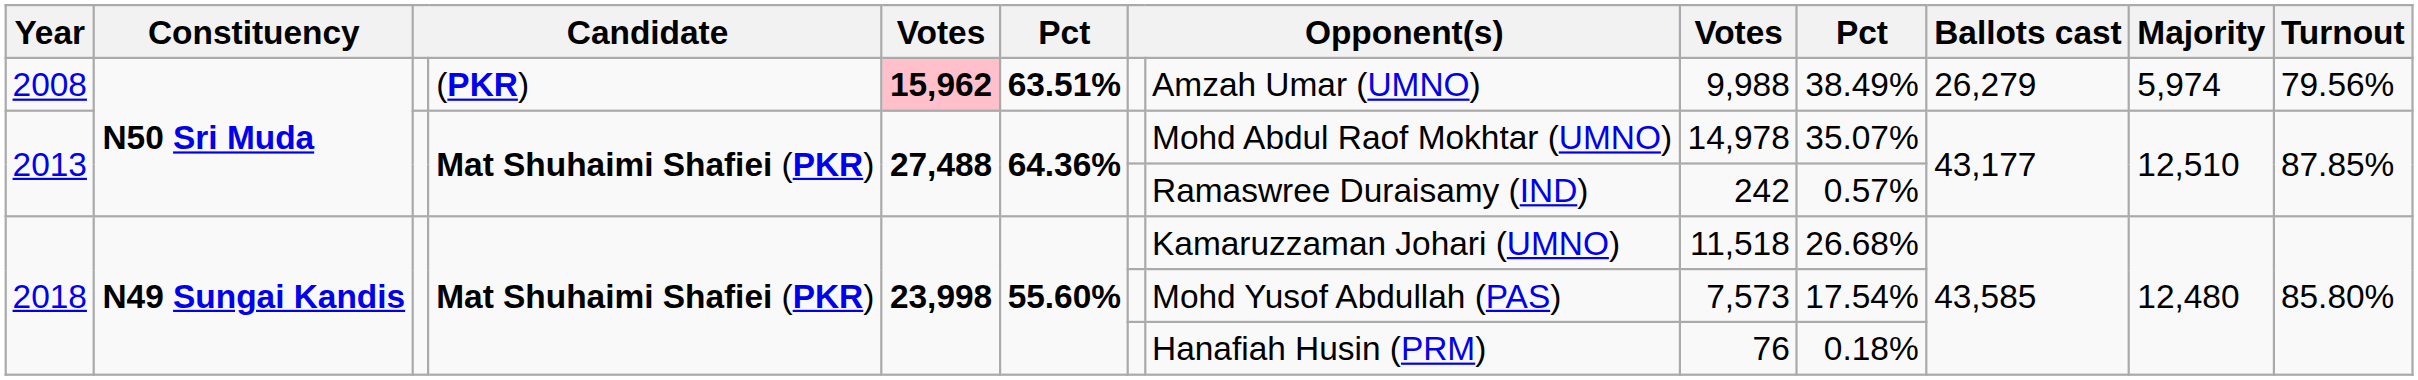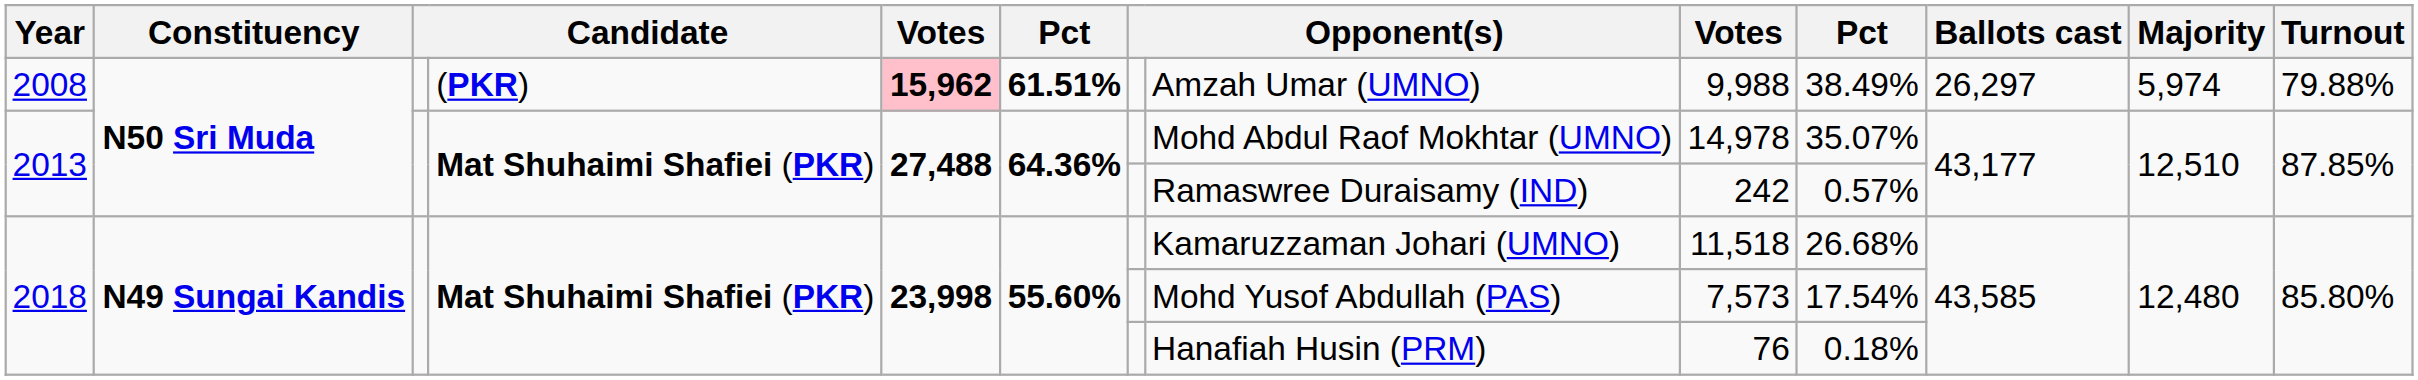(1064, 85) 63.51% -> (1064, 85) 61.51%
(1985, 85) 26,279 -> (1985, 85) 26,297
(2338, 85) 79.56% -> (2338, 85) 79.88%
